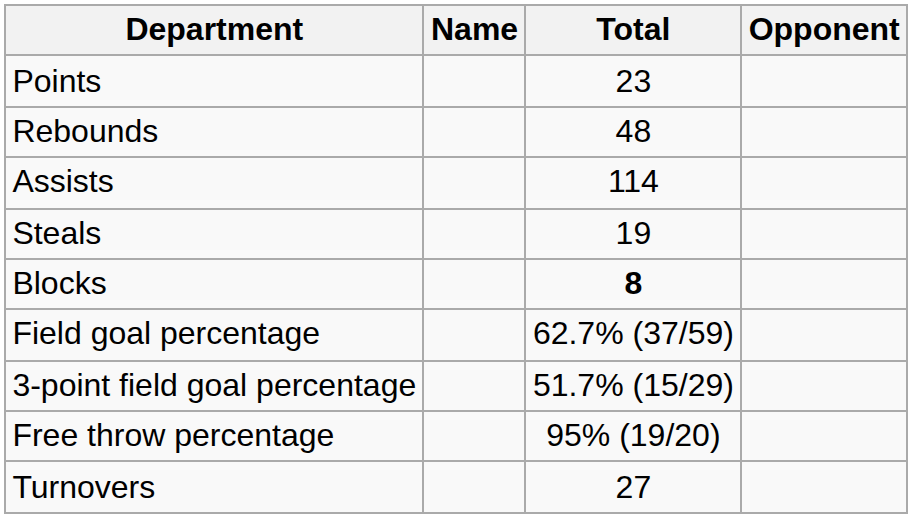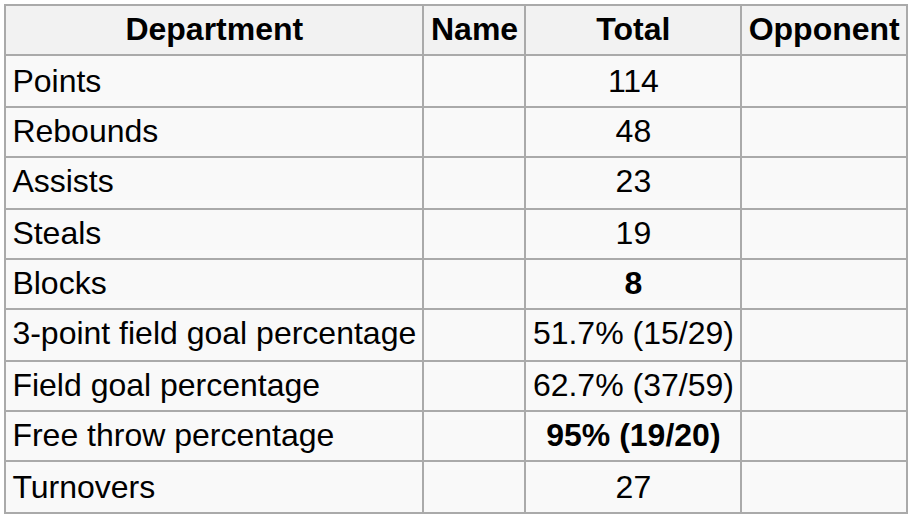(633, 80) 23 -> (633, 80) 114
(633, 182) 114 -> (633, 182) 23
rows swapped: (166, 334) <-> (214, 385)
(633, 435) normal -> (633, 435) bold
